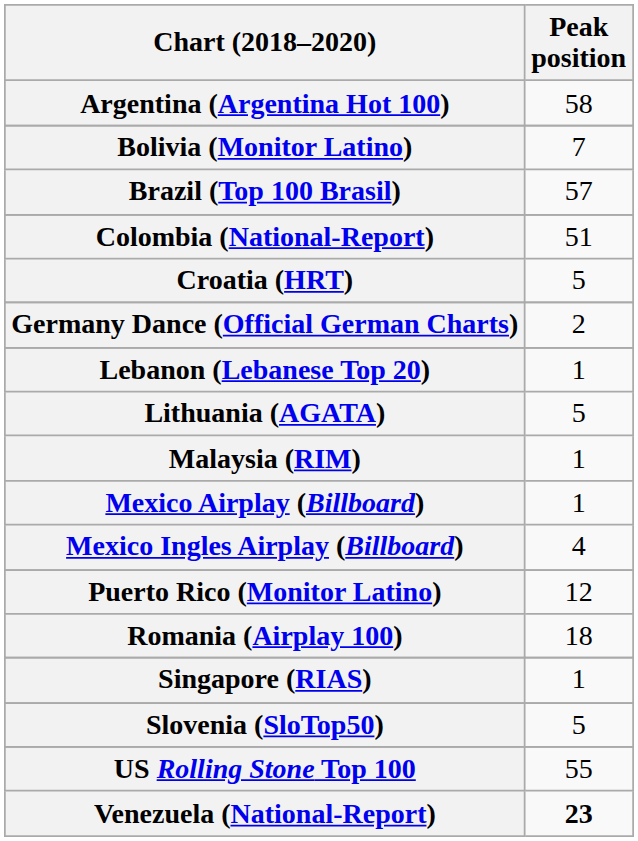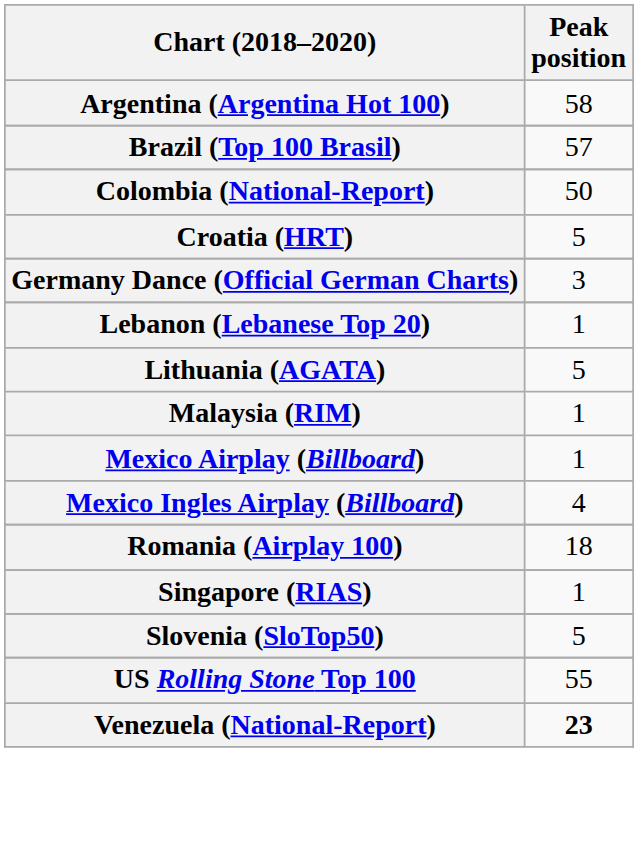- row: (265, 147)
(579, 235) 51 -> (579, 191) 50
(579, 324) 2 -> (579, 280) 3
- row: (265, 591)
